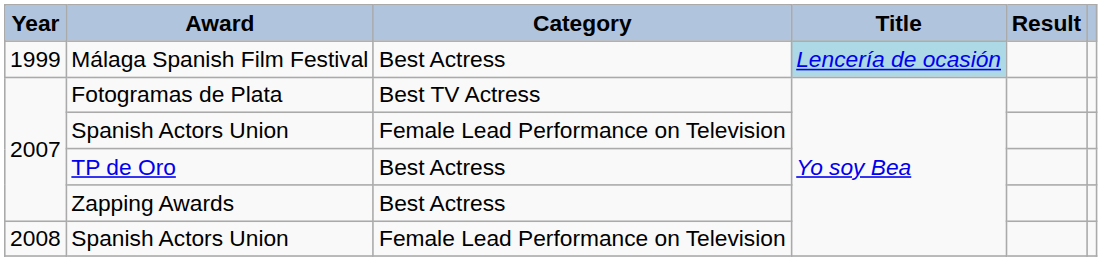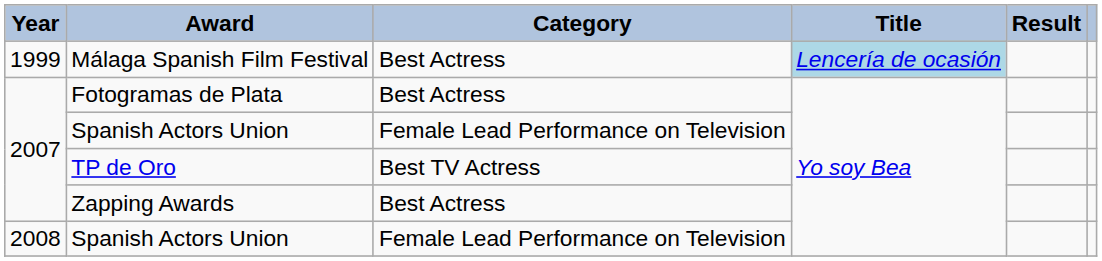(460, 95) Best TV Actress -> (442, 95) Best Actress
(442, 167) Best Actress -> (460, 167) Best TV Actress
